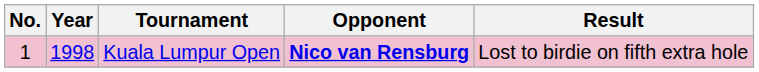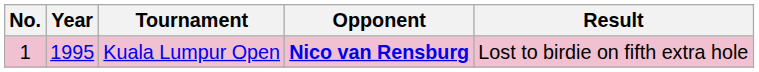(72, 52) 1998 -> (72, 52) 1995
